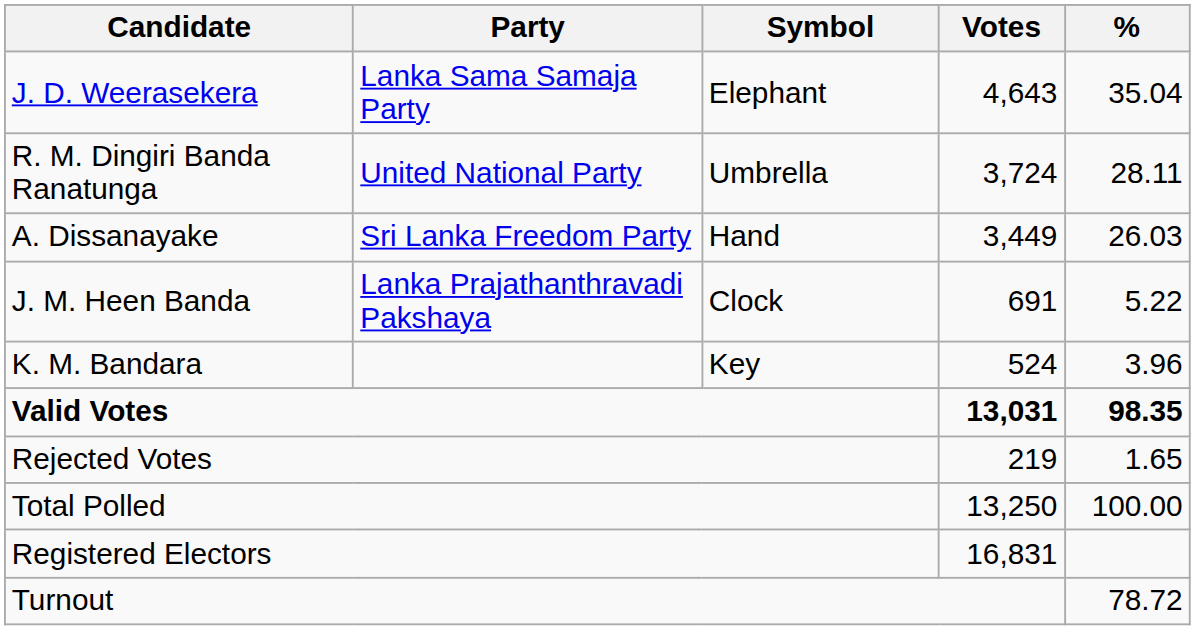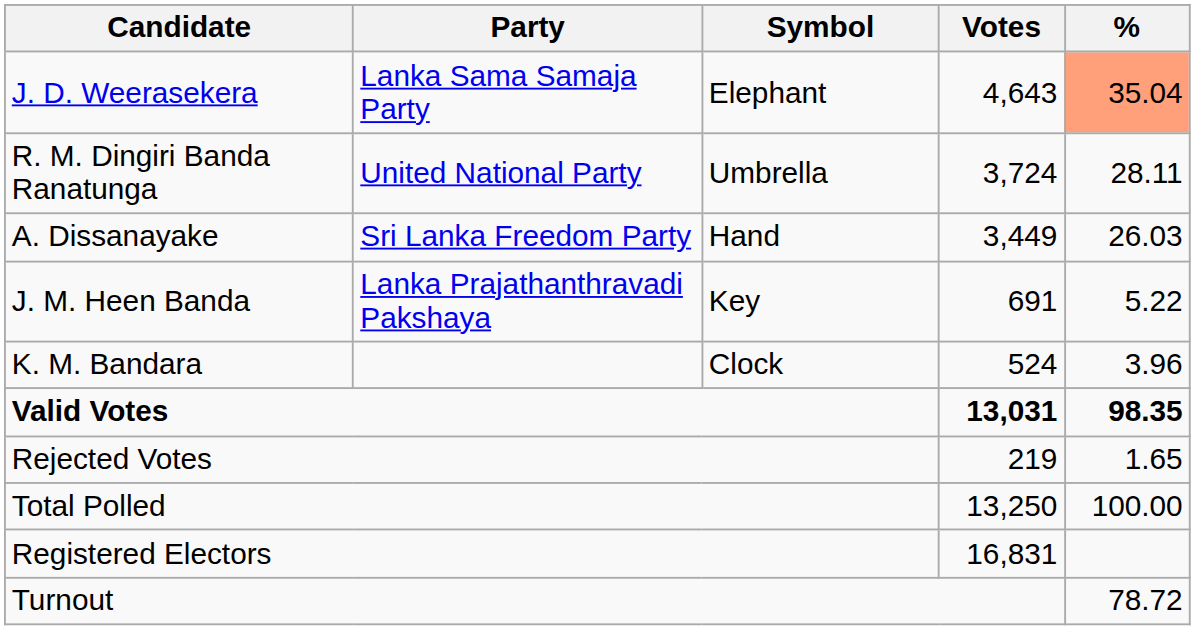(1145, 92) no background -> (1145, 92) lightsalmon background
(746, 300) Clock -> (734, 300) Key
(734, 364) Key -> (746, 364) Clock
